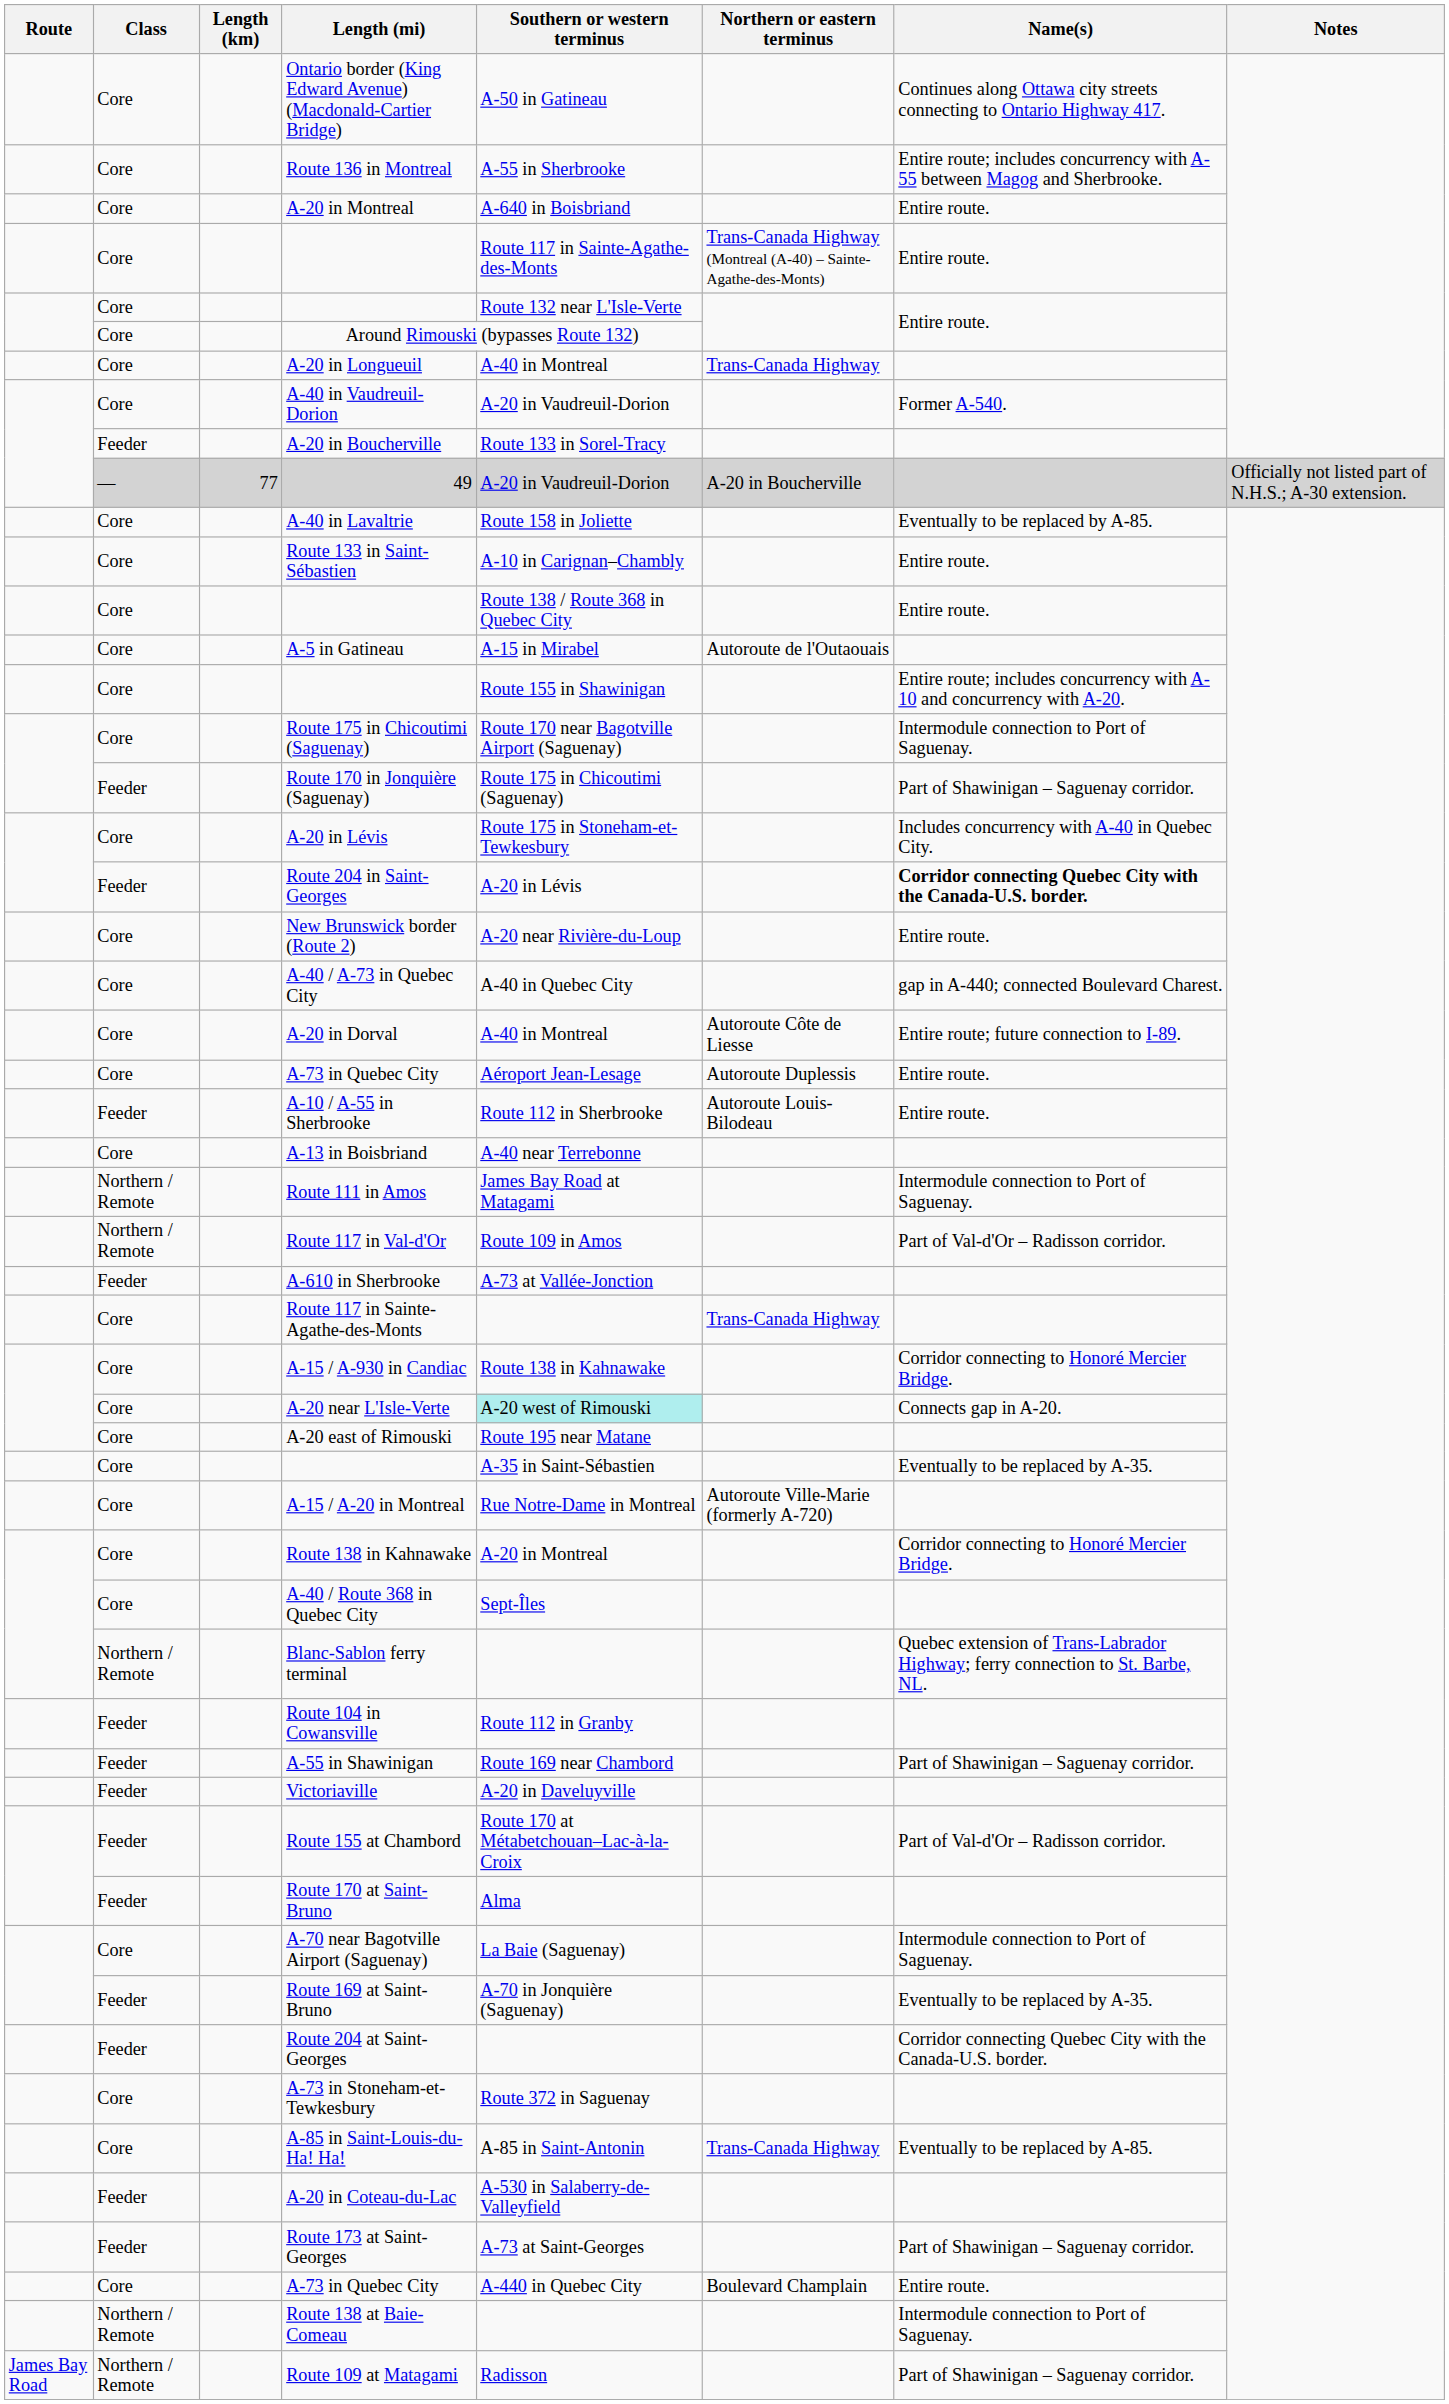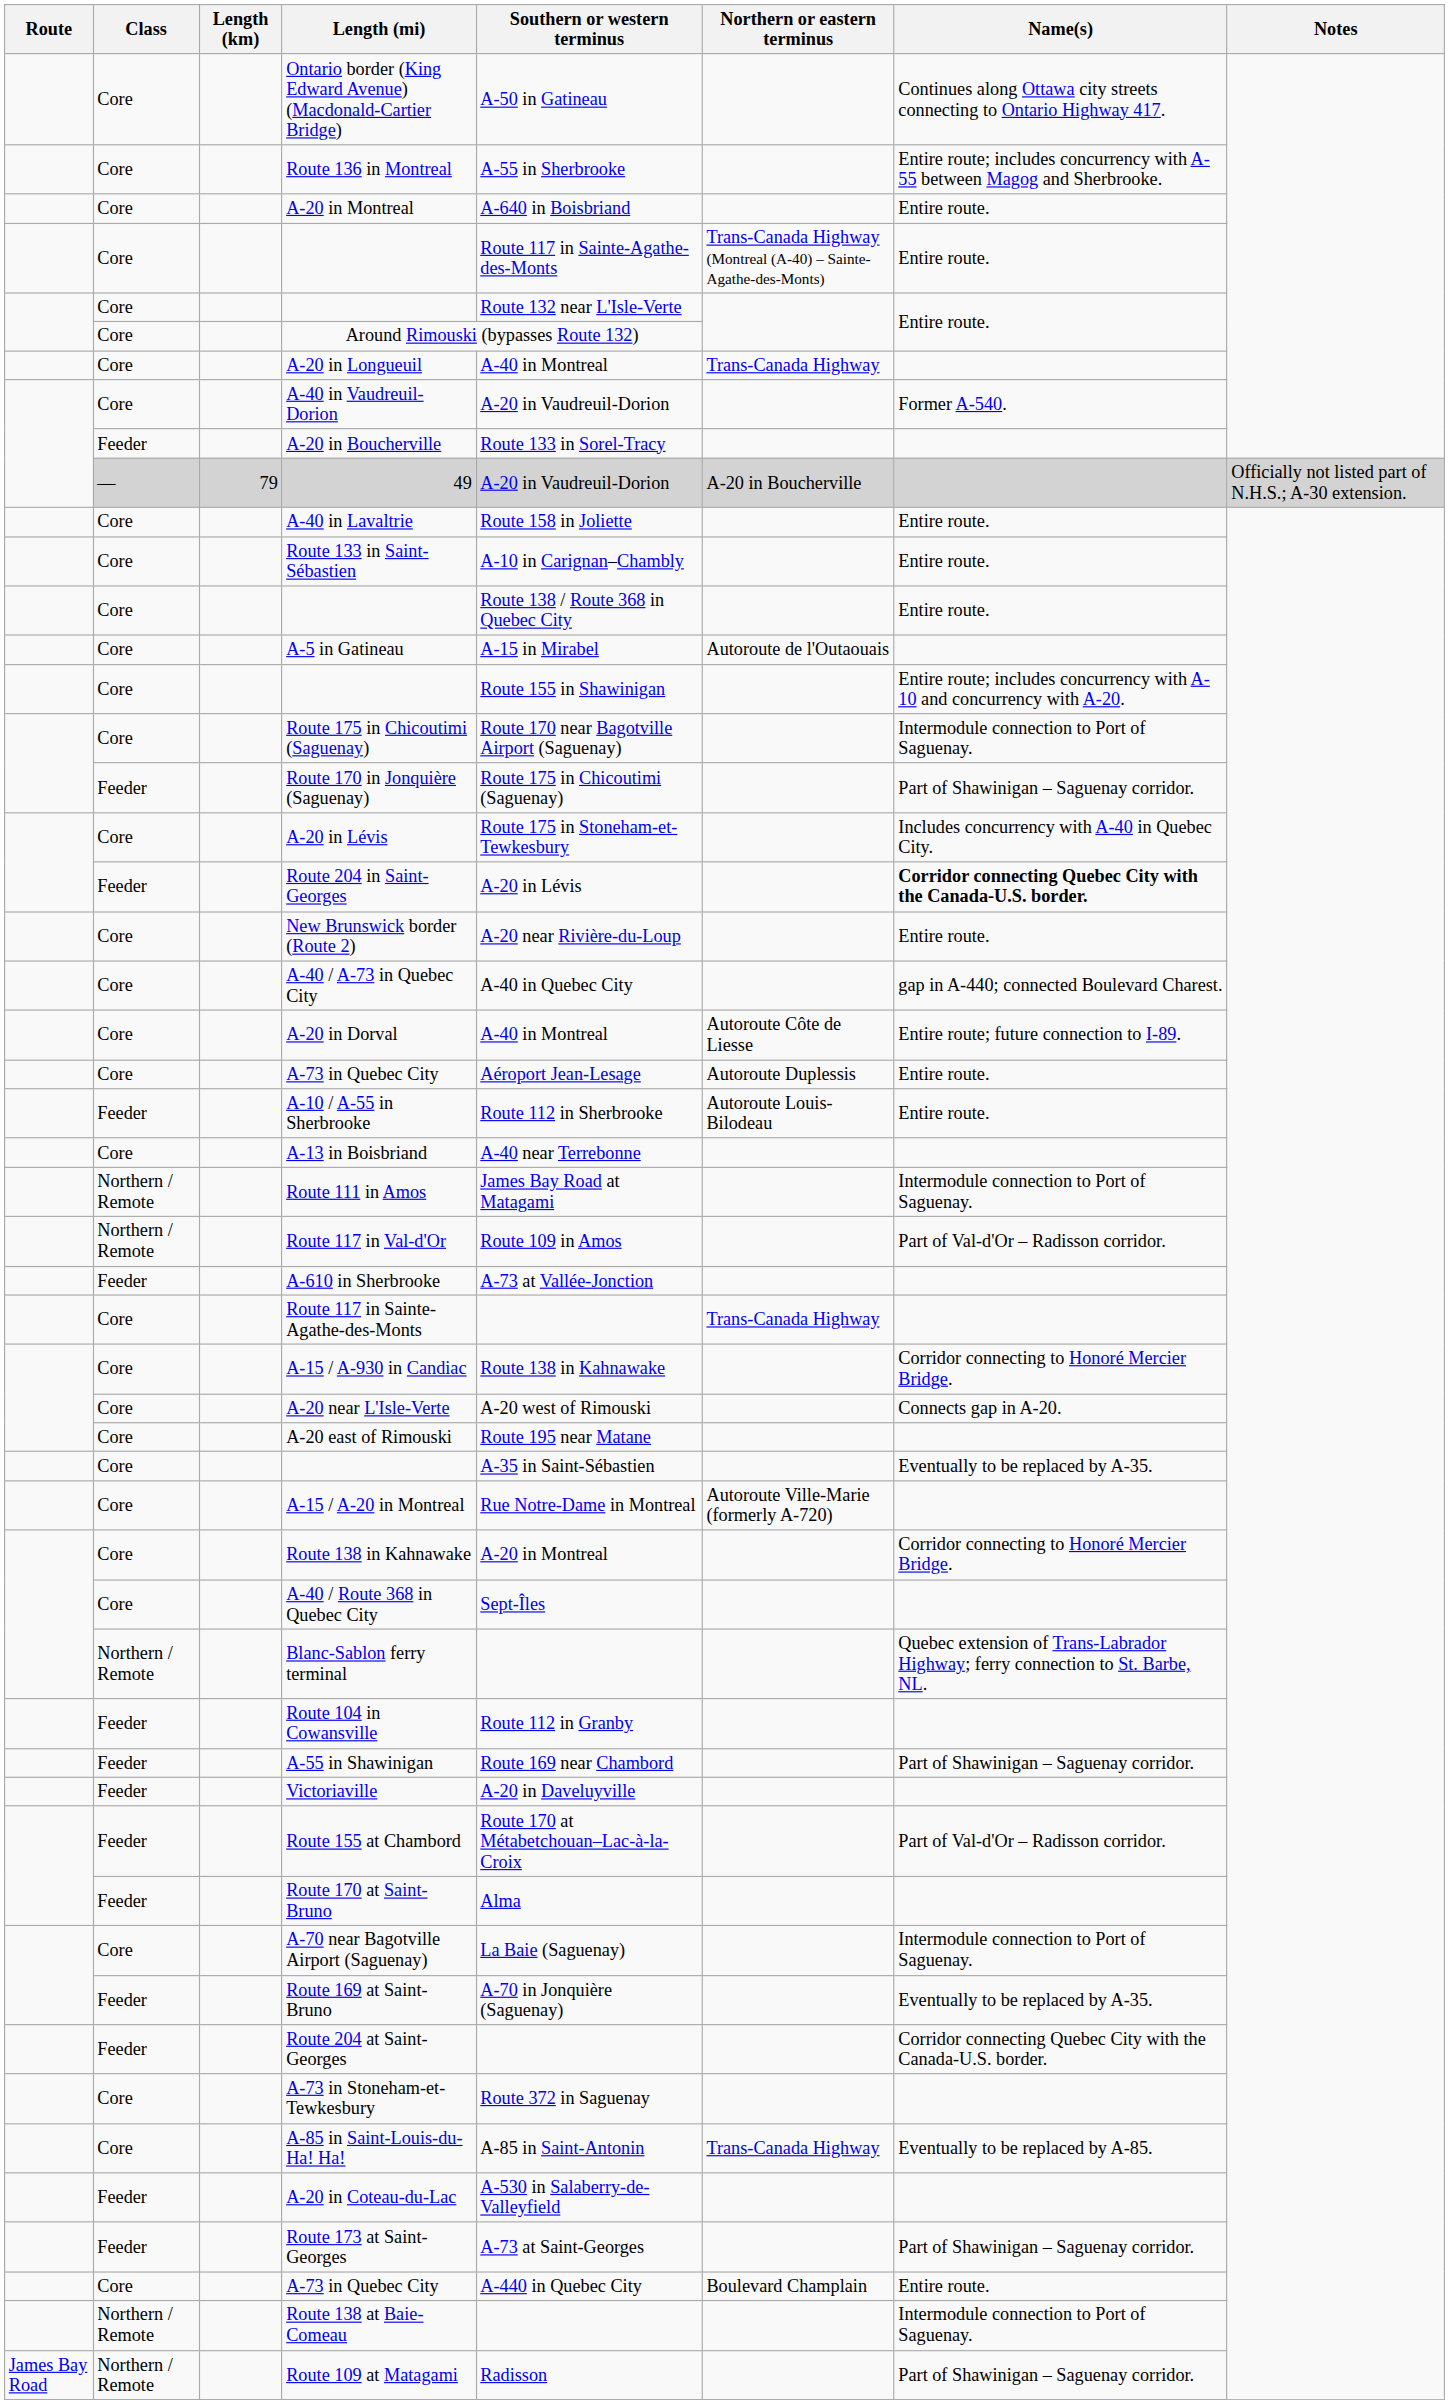(269, 482) 77 -> (269, 482) 79
(1025, 521) Eventually to be replaced by A-85. -> (944, 521) Entire route.
(566, 1408) paleturquoise background -> (566, 1408) no background
